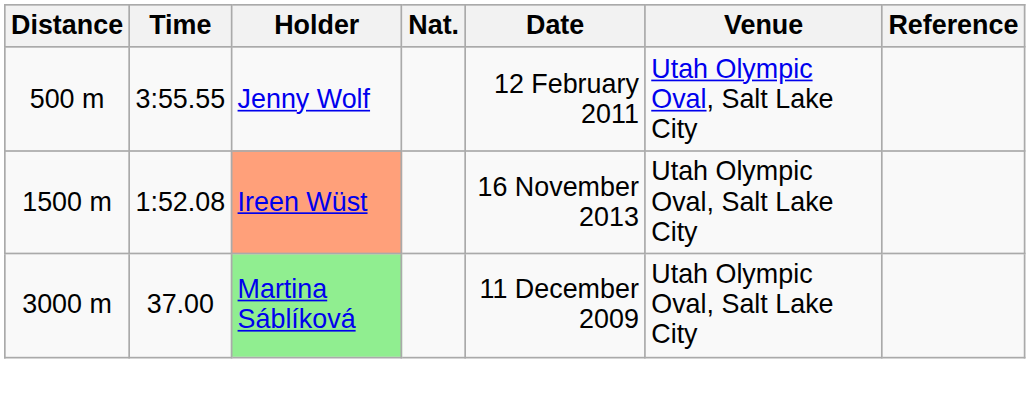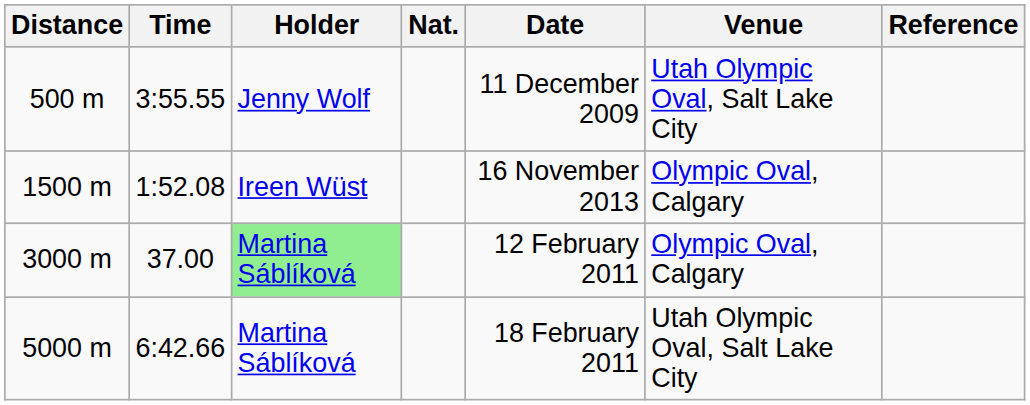(566, 98) 12 February 2011 -> (559, 98) 11 December 2009
(303, 201) lightsalmon background -> (303, 186) no background
(742, 201) Utah Olympic Oval, Salt Lake City -> (735, 186) Olympic Oval, Calgary
(559, 304) 11 December 2009 -> (566, 259) 12 February 2011
(742, 304) Utah Olympic Oval, Salt Lake City -> (735, 259) Olympic Oval, Calgary
+ row: (67, 347)
